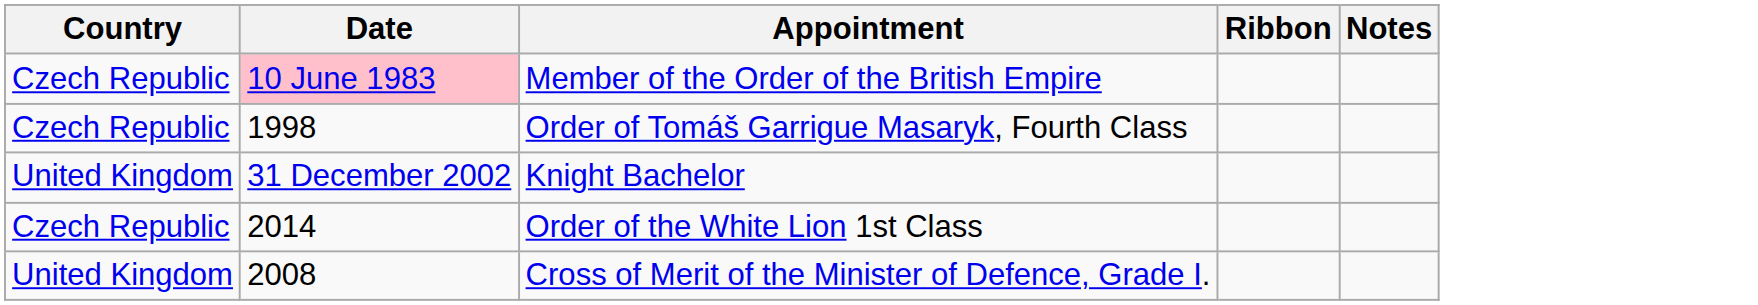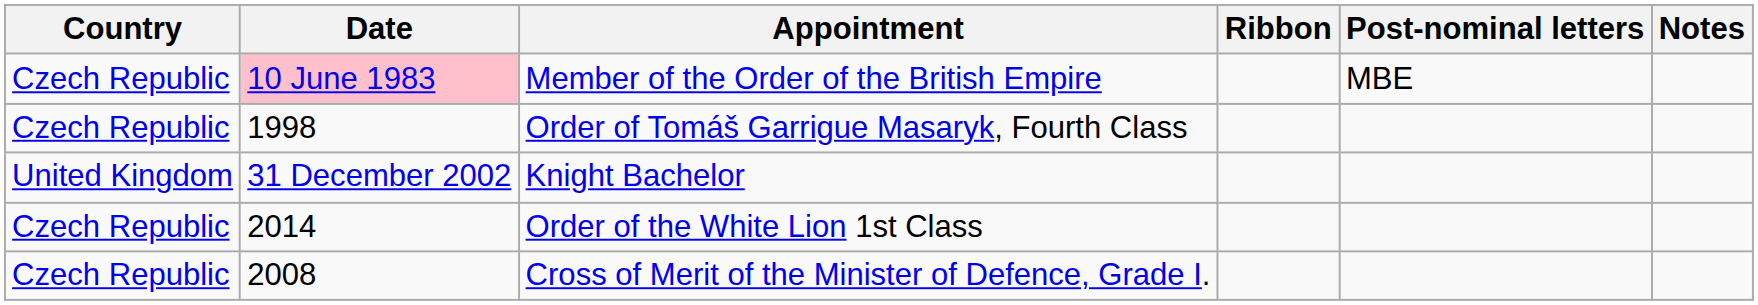+ column: (1495, 29)
(123, 275) United Kingdom -> (121, 275) Czech Republic
